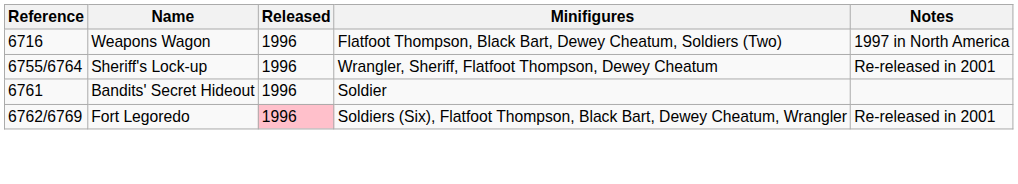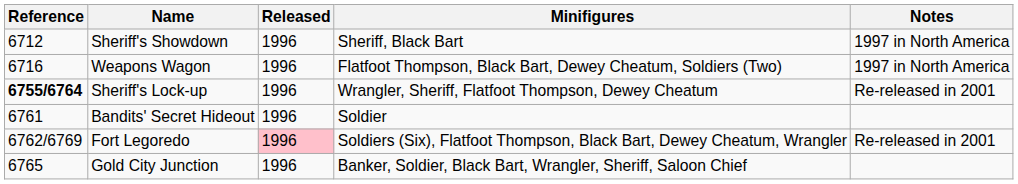+ row: (160, 41)
(45, 66) normal -> (45, 91) bold
+ row: (155, 166)
